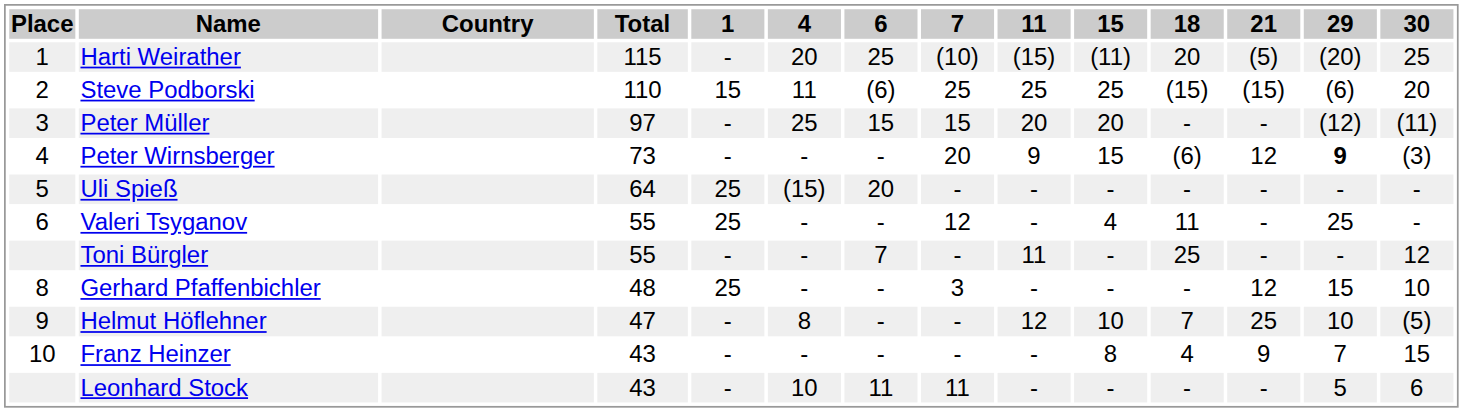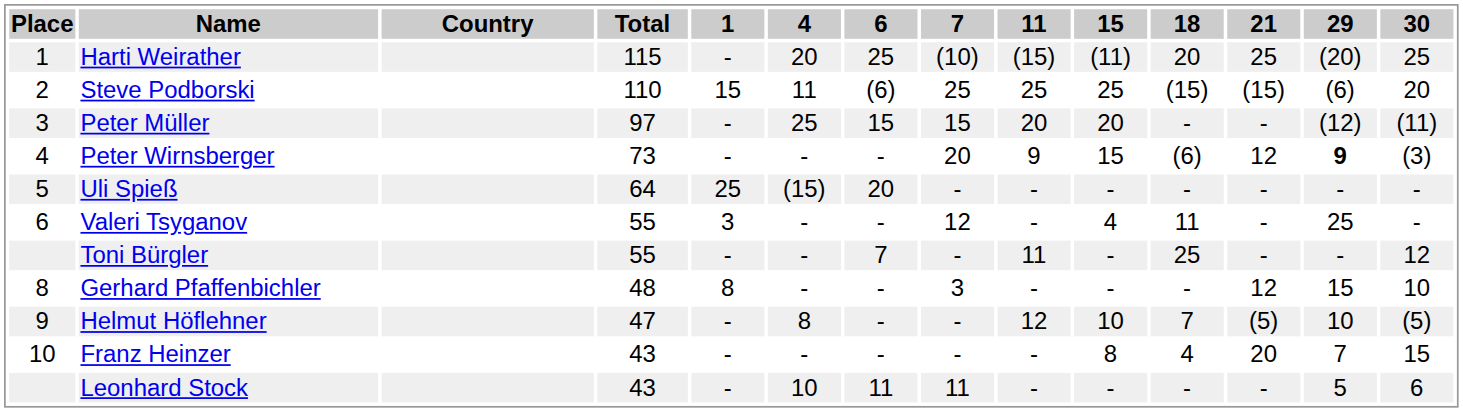(1264, 57) (5) -> (1264, 57) 25
(728, 222) 25 -> (728, 222) 3
(728, 288) 25 -> (728, 288) 8
(1264, 322) 25 -> (1264, 322) (5)
(1264, 355) 9 -> (1264, 355) 20
